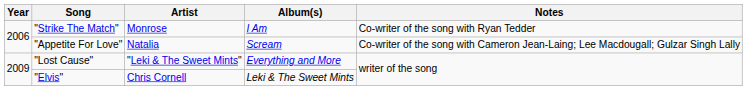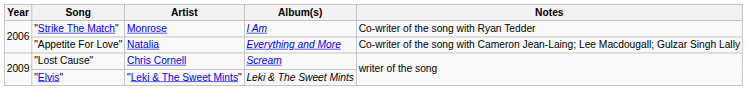(264, 45) Scream -> (294, 45) Everything and More
(184, 61) "Leki & The Sweet Mints" -> (157, 61) Chris Cornell
(294, 61) Everything and More -> (264, 61) Scream
(157, 77) Chris Cornell -> (184, 77) "Leki & The Sweet Mints"
